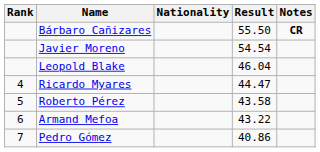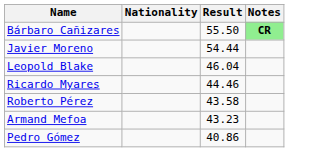- column: (20, 14)
(296, 31) no background -> (264, 31) lightgreen background
(254, 49) 54.54 -> (223, 49) 54.44
(254, 85) 44.47 -> (223, 85) 44.46
(254, 120) 43.22 -> (223, 120) 43.23
